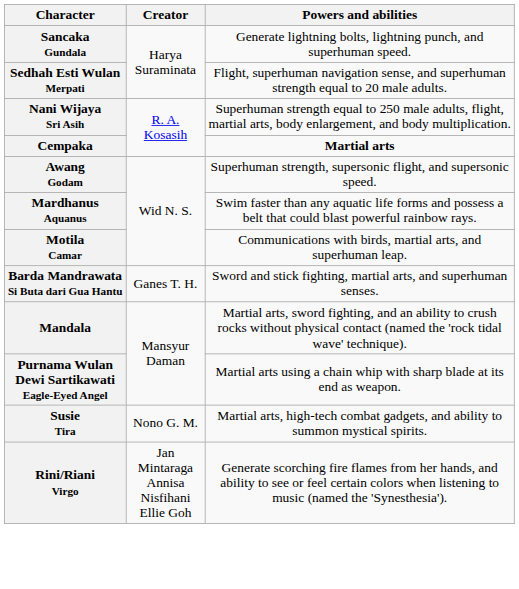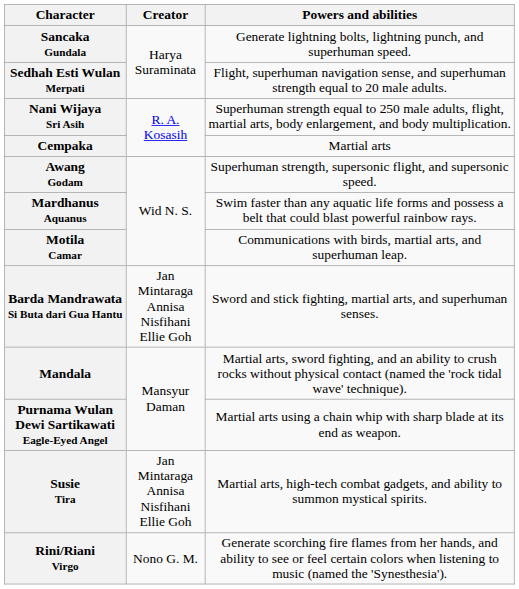(360, 145) bold -> (360, 145) normal
(165, 283) Ganes T. H. -> (165, 306) Jan Mintaraga Annisa Nisfihani Ellie Goh
(165, 423) Nono G. M. -> (165, 491) Jan Mintaraga Annisa Nisfihani Ellie Goh
(165, 482) Jan Mintaraga Annisa Nisfihani Ellie Goh -> (165, 558) Nono G. M.
